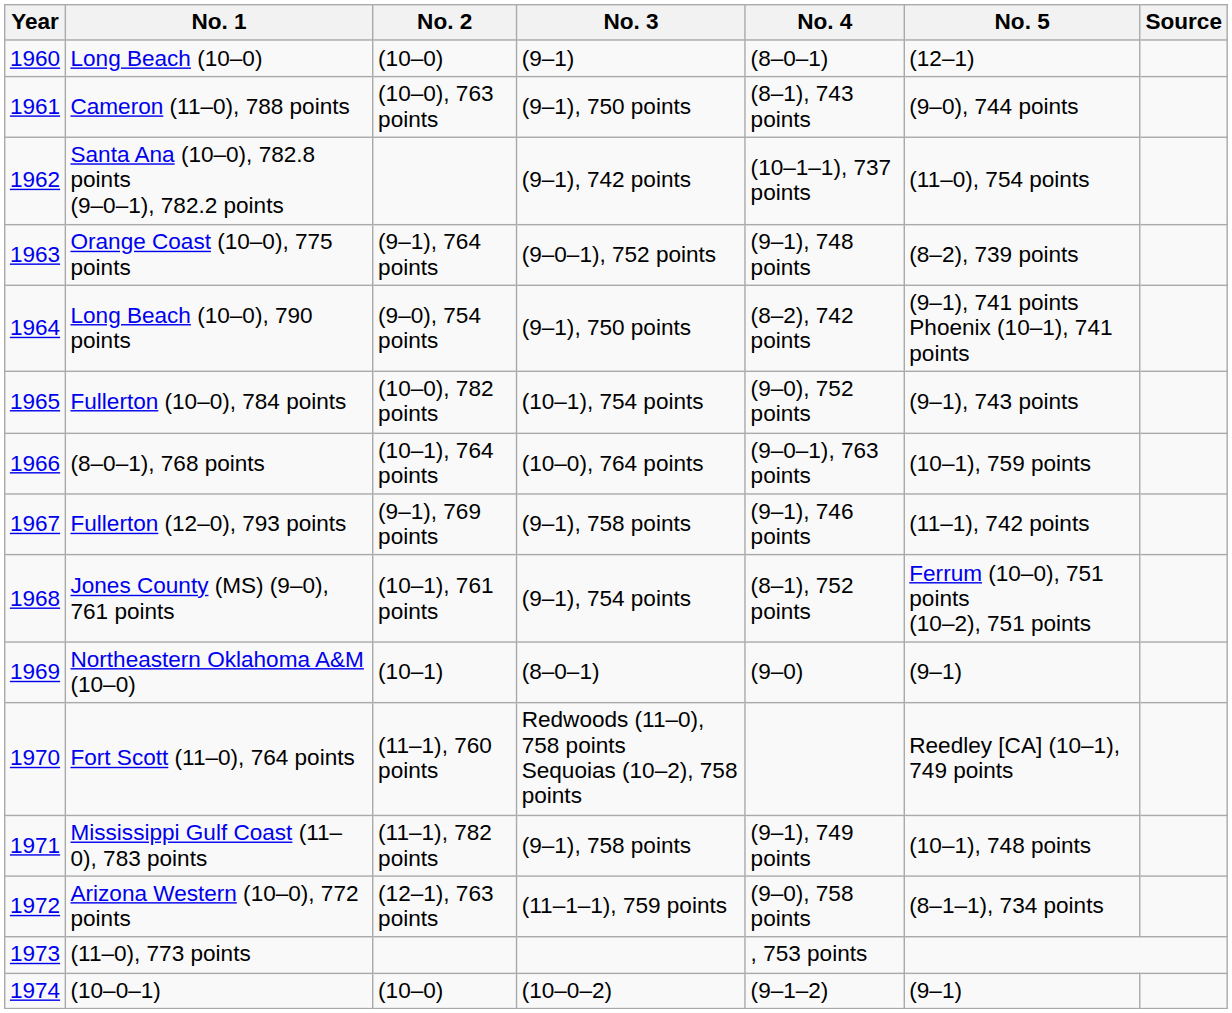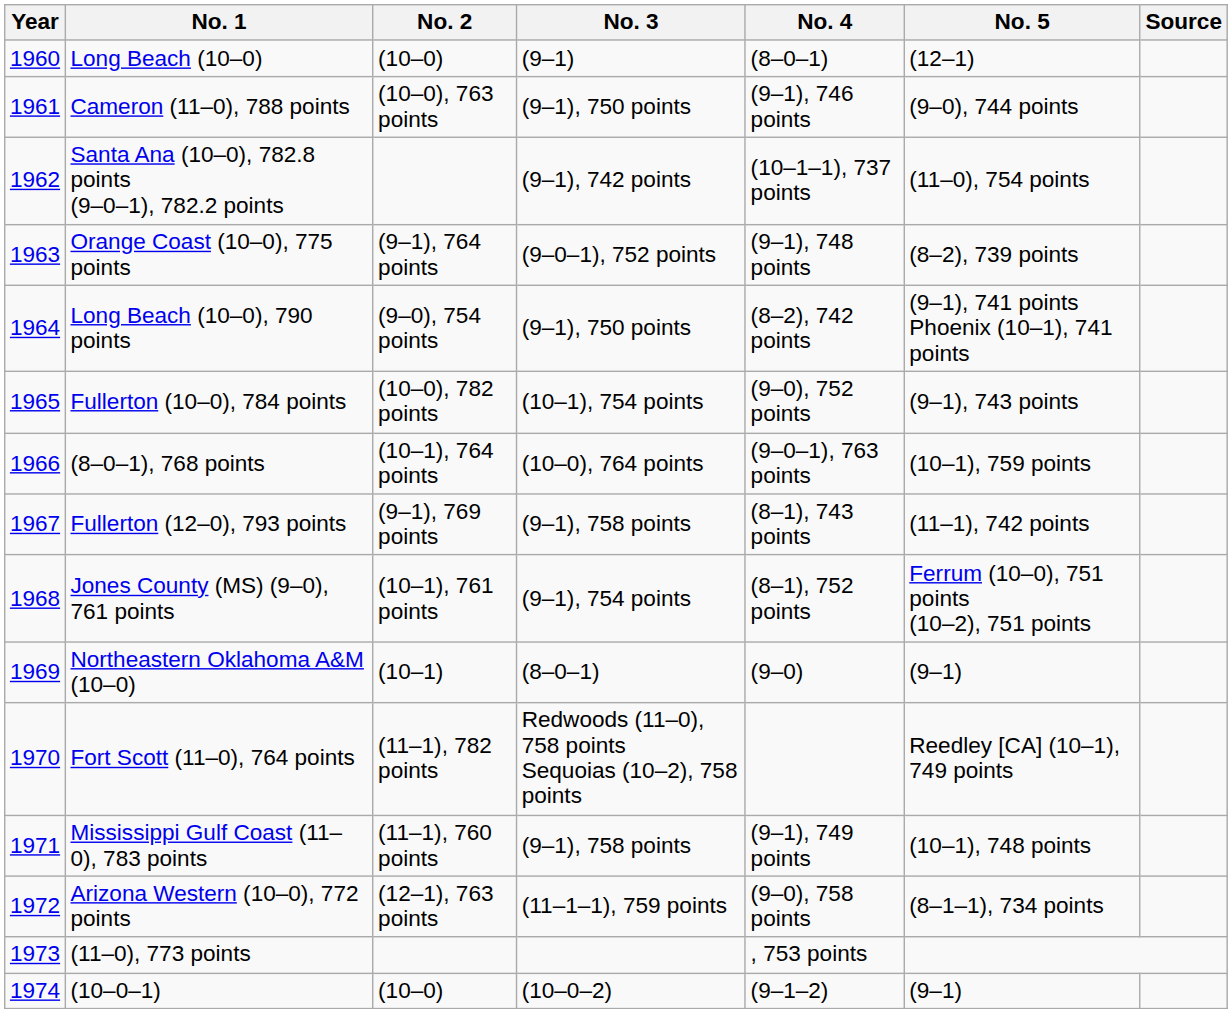(802, 106) (8–1), 743 points -> (802, 106) (9–1), 746 points
(802, 524) (9–1), 746 points -> (802, 524) (8–1), 743 points
(435, 758) (11–1), 760 points -> (435, 758) (11–1), 782 points
(435, 845) (11–1), 782 points -> (435, 845) (11–1), 760 points
